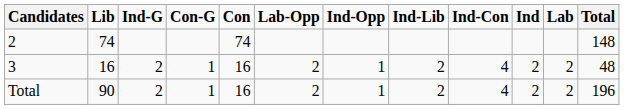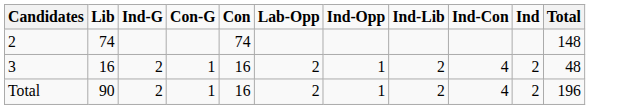- column: (560, 16)
